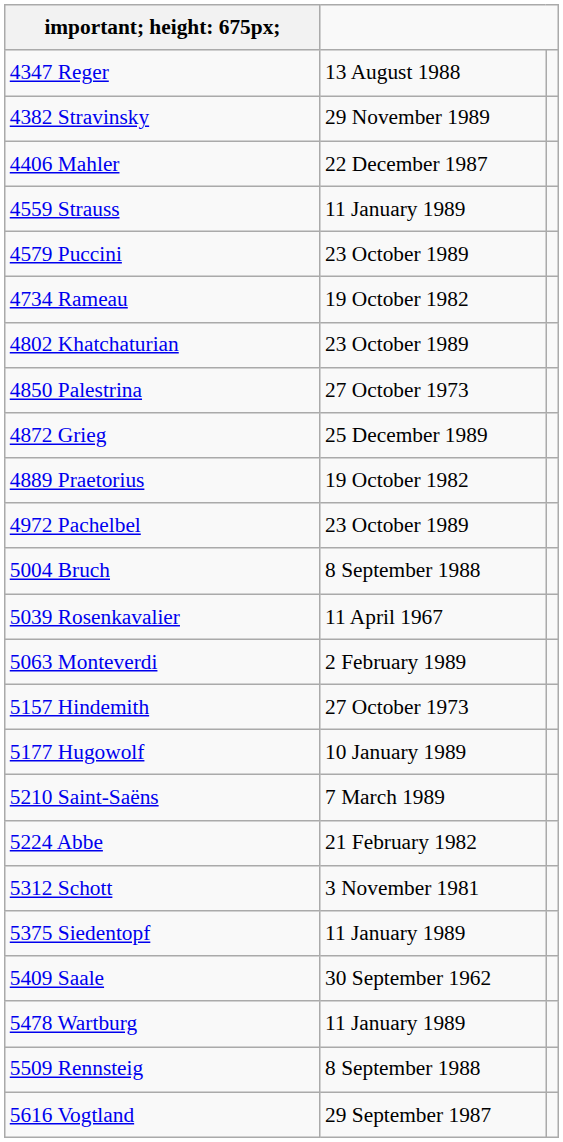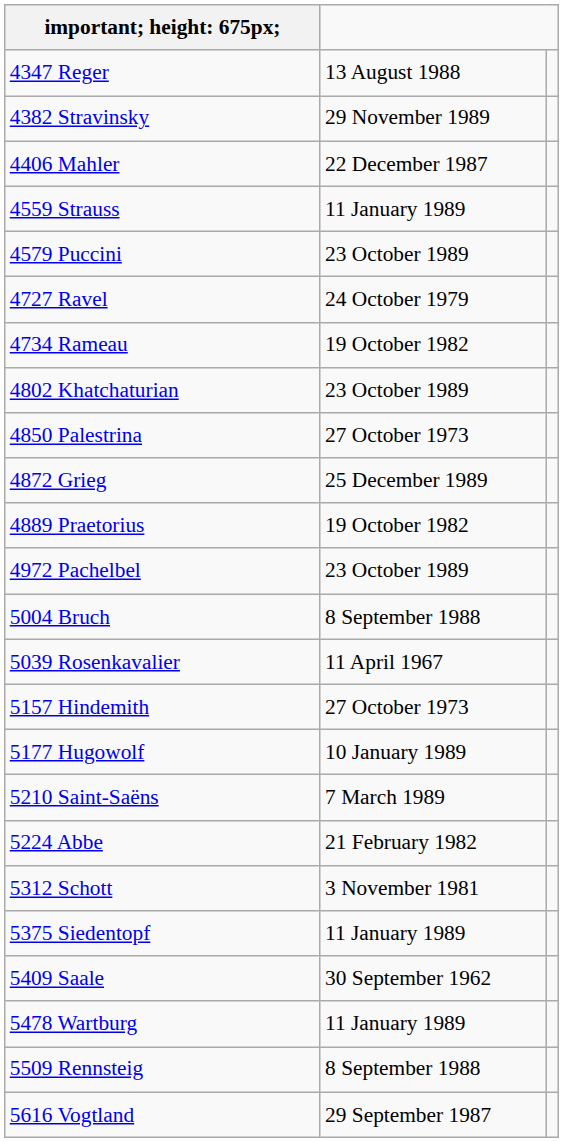+ row: (59, 298)
- row: (84, 661)
